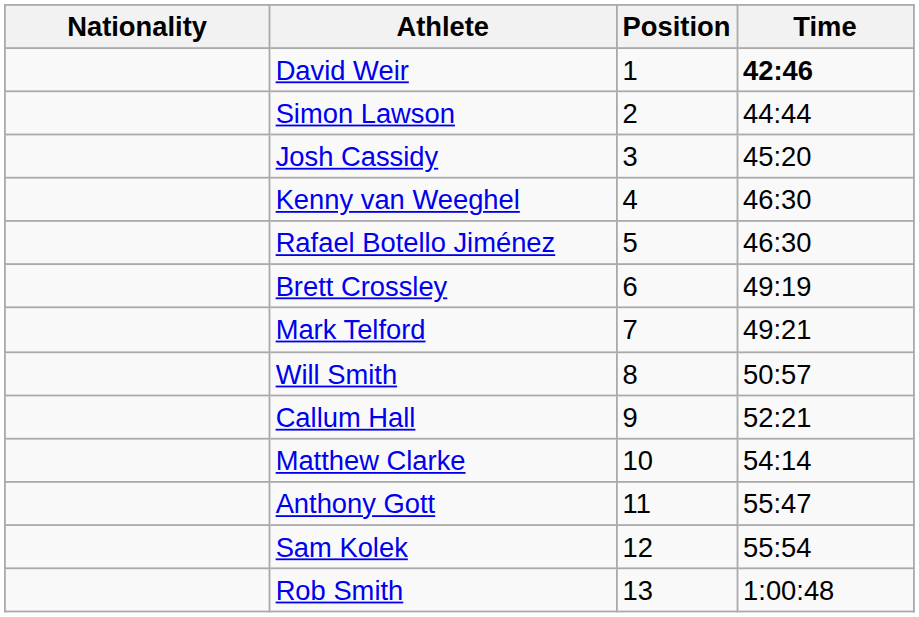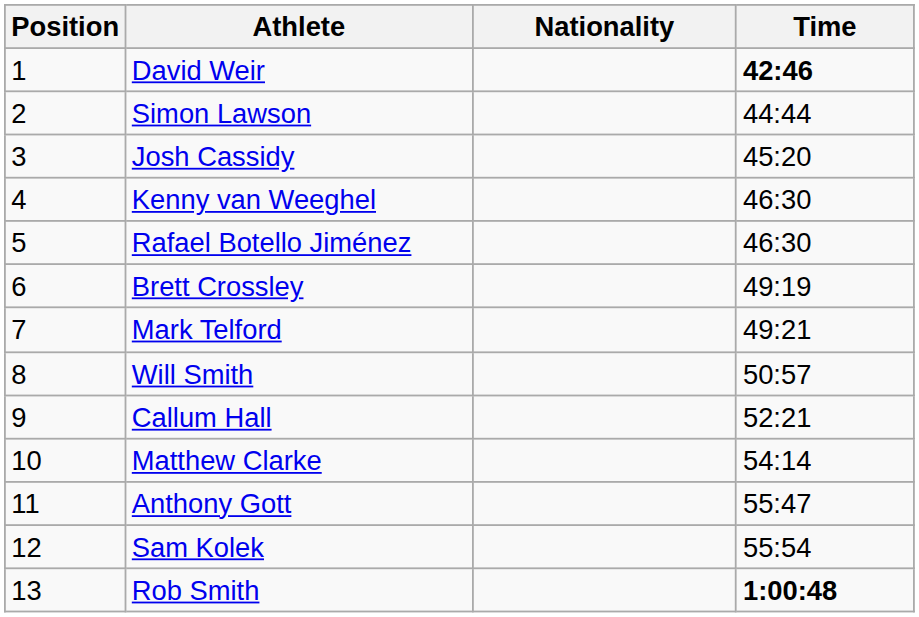columns swapped: (676, 27) <-> (137, 27)
(789, 590) normal -> (790, 590) bold
